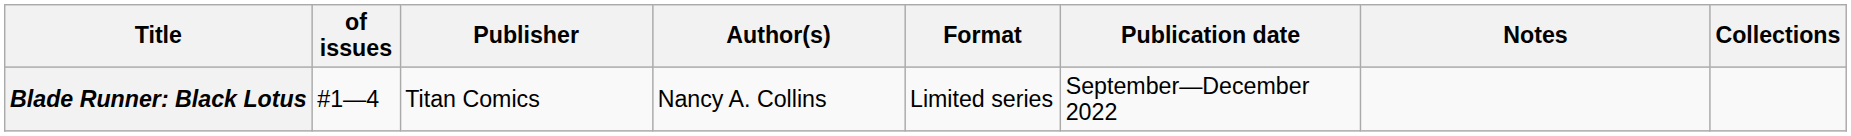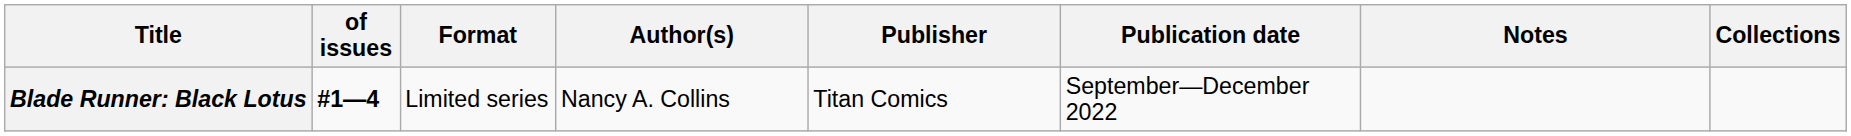columns swapped: (982, 35) <-> (526, 35)
(348, 98) normal -> (348, 98) bold
